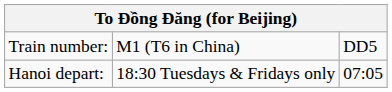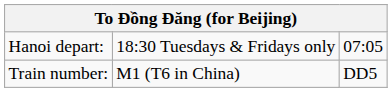rows swapped: (58, 45) <-> (56, 73)
